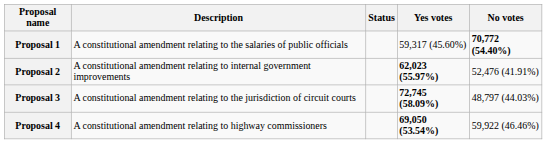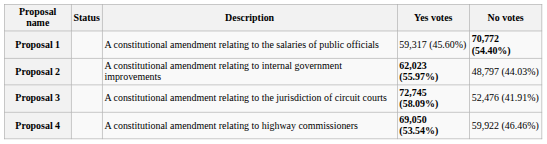columns swapped: (219, 17) <-> (382, 17)
(505, 71) 52,476 (41.91%) -> (505, 71) 48,797 (44.03%)
(505, 98) 48,797 (44.03%) -> (505, 98) 52,476 (41.91%)
